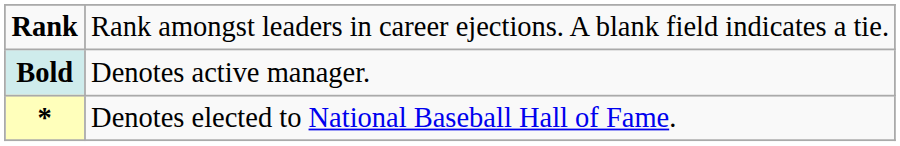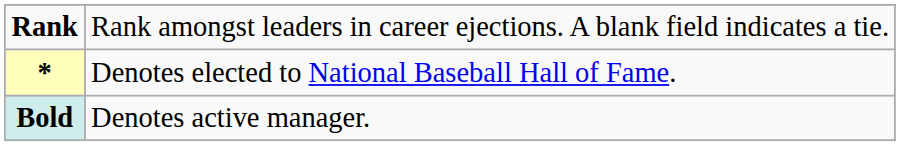rows swapped: (45, 117) <-> (45, 72)
